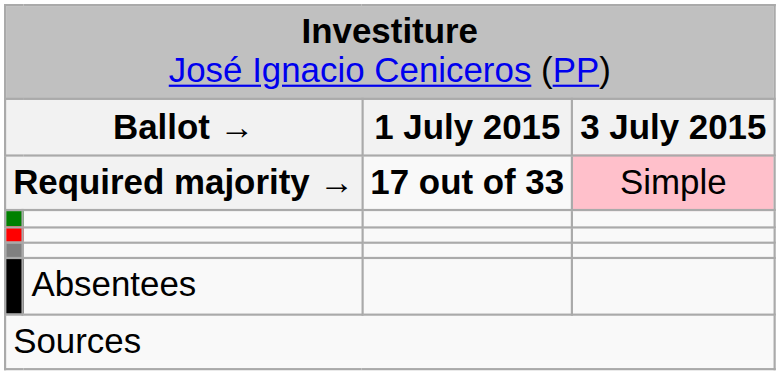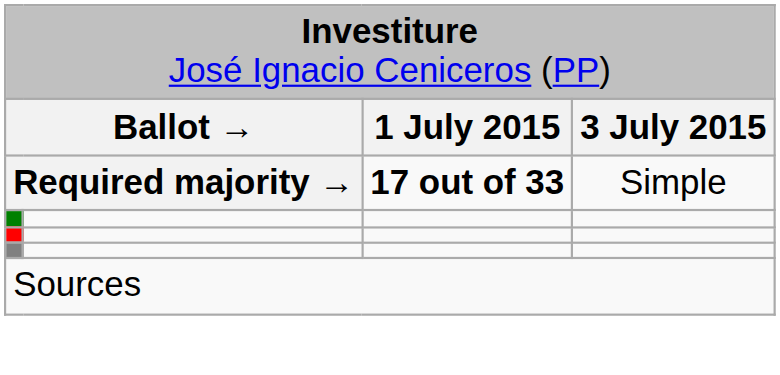(673, 182) pink background -> (673, 182) no background
- row: (14, 286)
